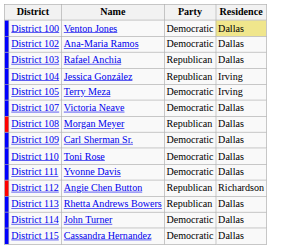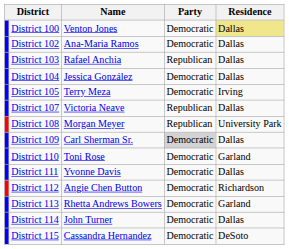(189, 76) Republican -> (190, 76) Democratic
(230, 76) Irving -> (231, 76) Dallas
(190, 108) Democratic -> (189, 108) Republican
(231, 124) Dallas -> (250, 124) University Park
(190, 140) no background -> (190, 140) lightgrey background
(231, 156) Dallas -> (234, 156) Garland
(189, 188) Republican -> (190, 188) Democratic
(189, 204) Republican -> (190, 204) Democratic
(231, 204) Dallas -> (234, 204) Garland
(231, 236) Dallas -> (233, 236) DeSoto
